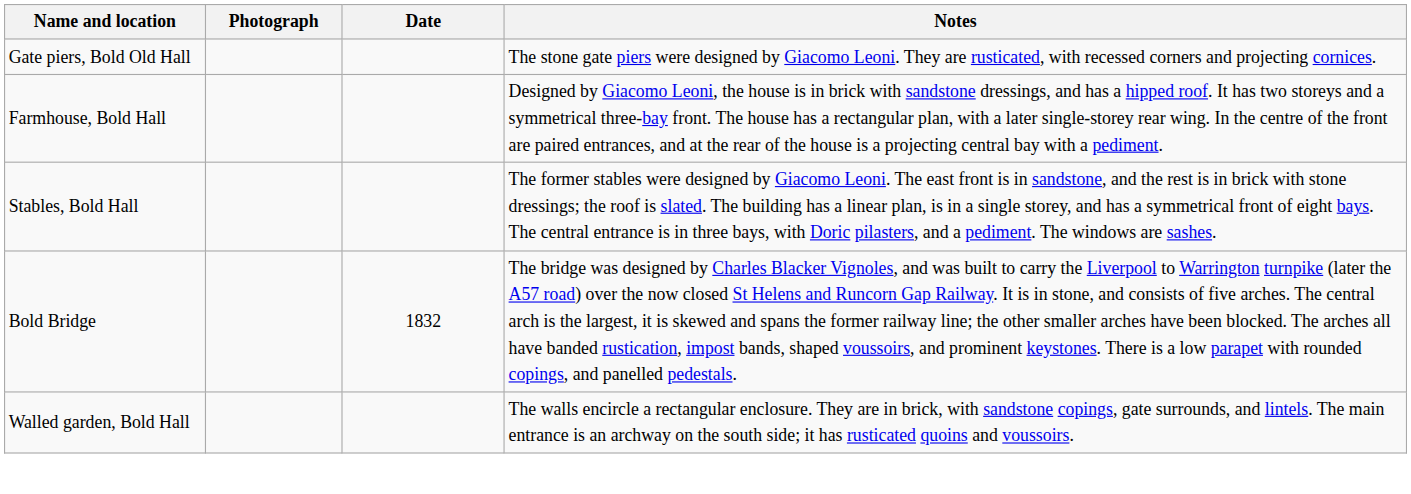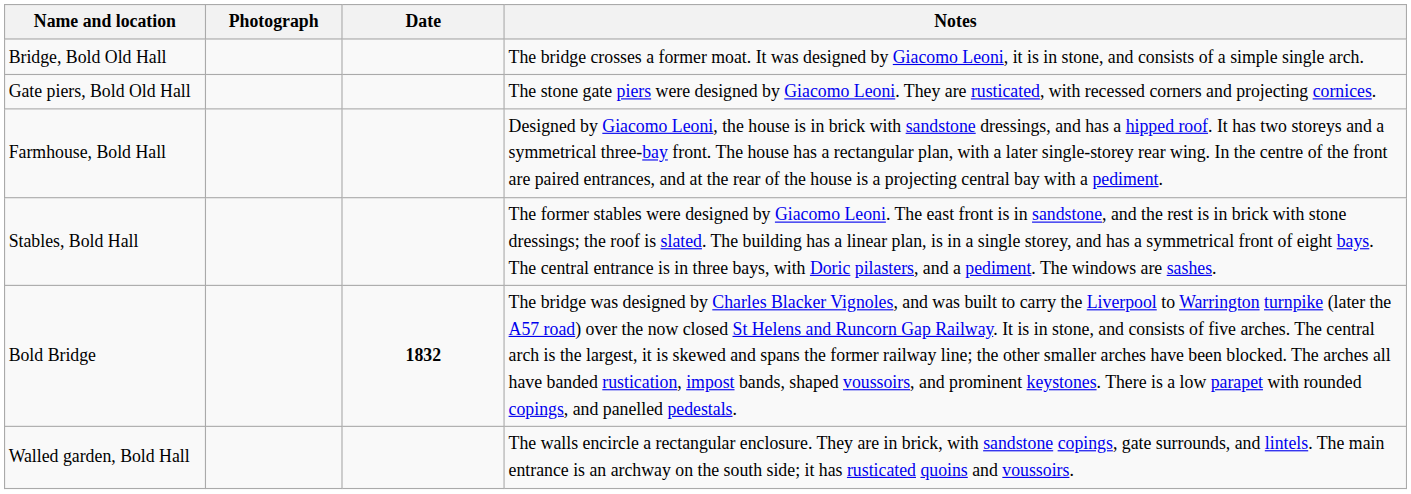+ row: (88, 56)
(423, 321) normal -> (423, 355) bold
